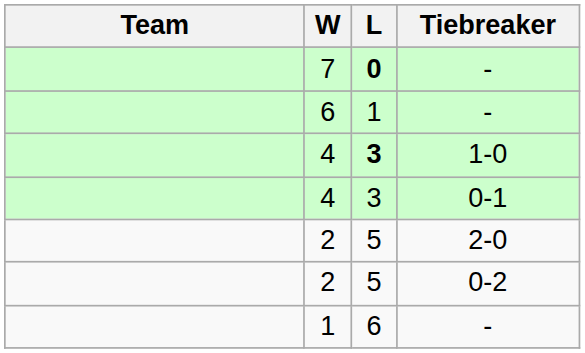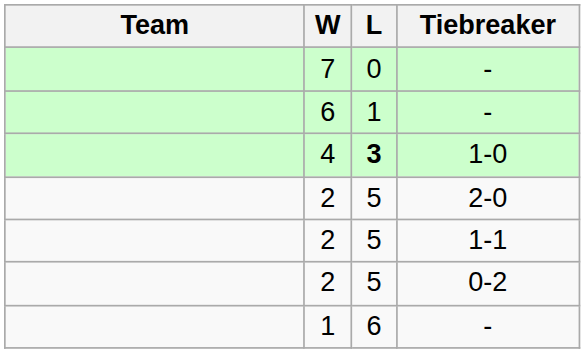(374, 68) bold -> (374, 68) normal
- row: (328, 197)
+ row: (328, 240)
